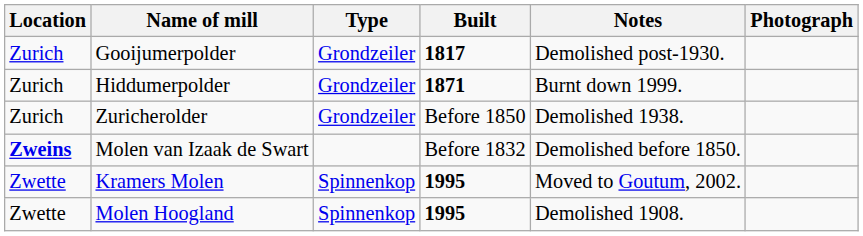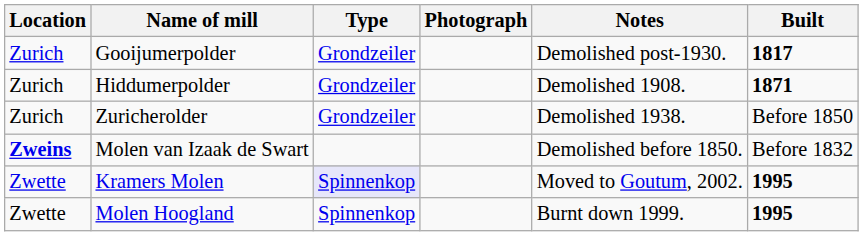columns swapped: (475, 20) <-> (802, 20)
(609, 85) Burnt down 1999. -> (611, 85) Demolished 1908.
(367, 181) no background -> (367, 181) lavender background
(609, 213) Demolished 1908. -> (610, 213) Burnt down 1999.
